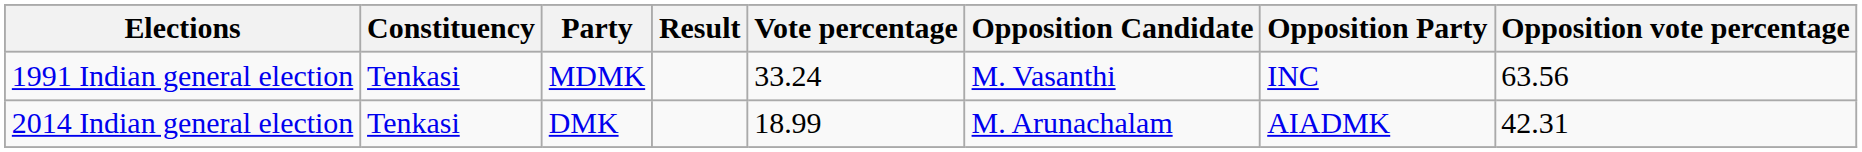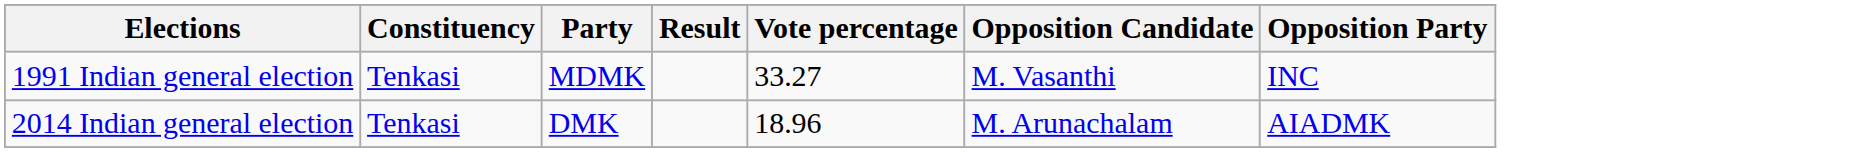- column: (1676, 28)
(788, 75) 33.24 -> (788, 75) 33.27
(788, 123) 18.99 -> (788, 123) 18.96
